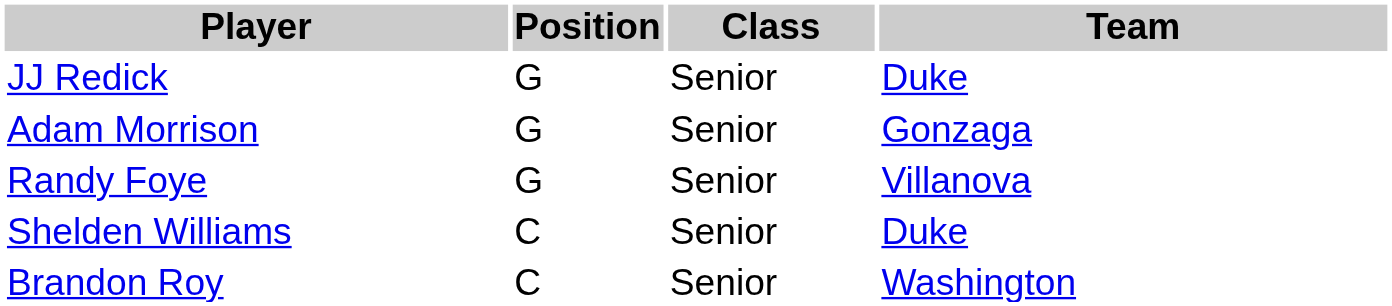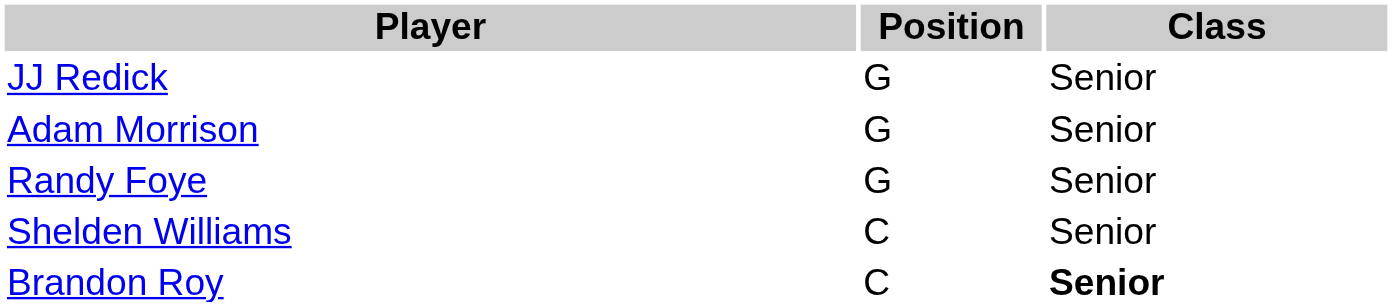- column: (1133, 27)
(724, 282) normal -> (1107, 282) bold
